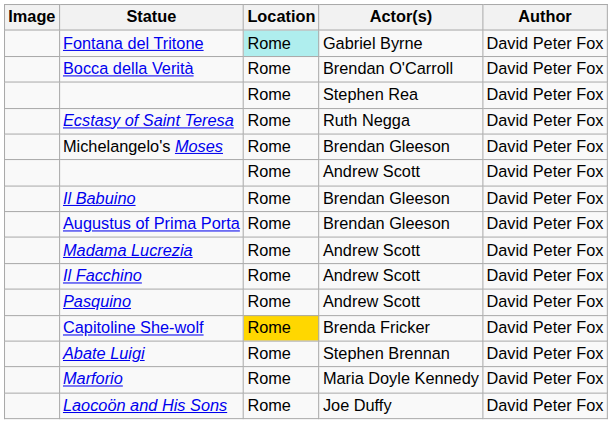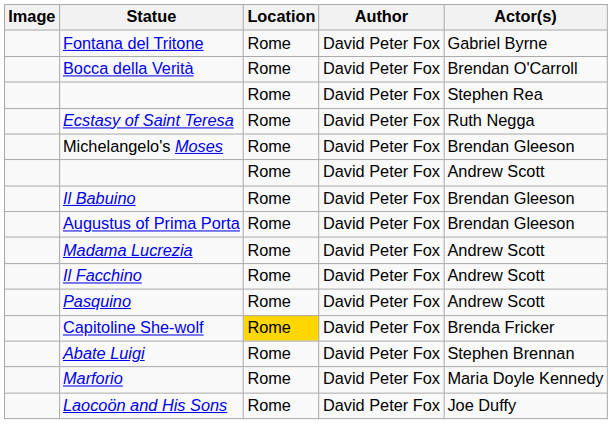columns swapped: (545, 17) <-> (401, 17)
(269, 43) paleturquoise background -> (269, 43) no background
